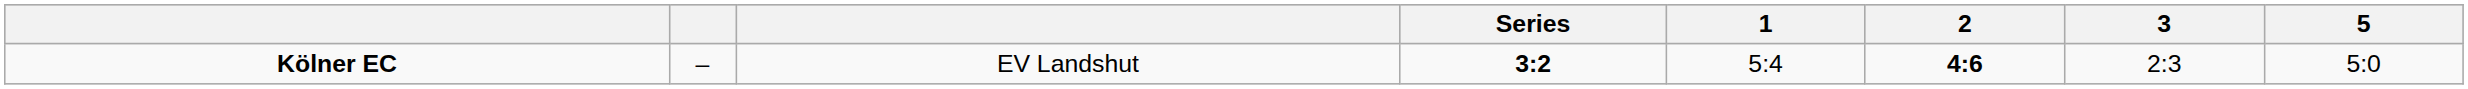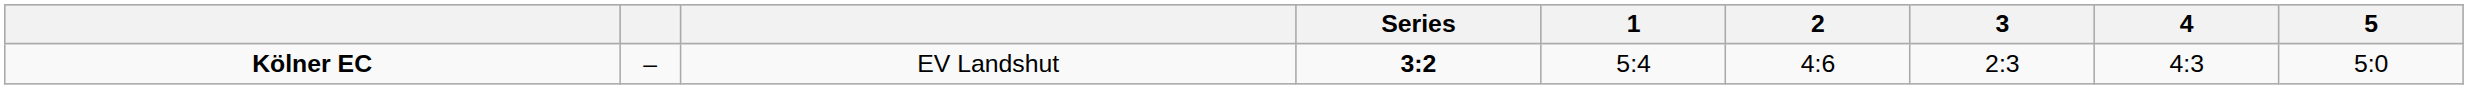+ column: (2187, 24)
(1965, 63) bold -> (1818, 63) normal
